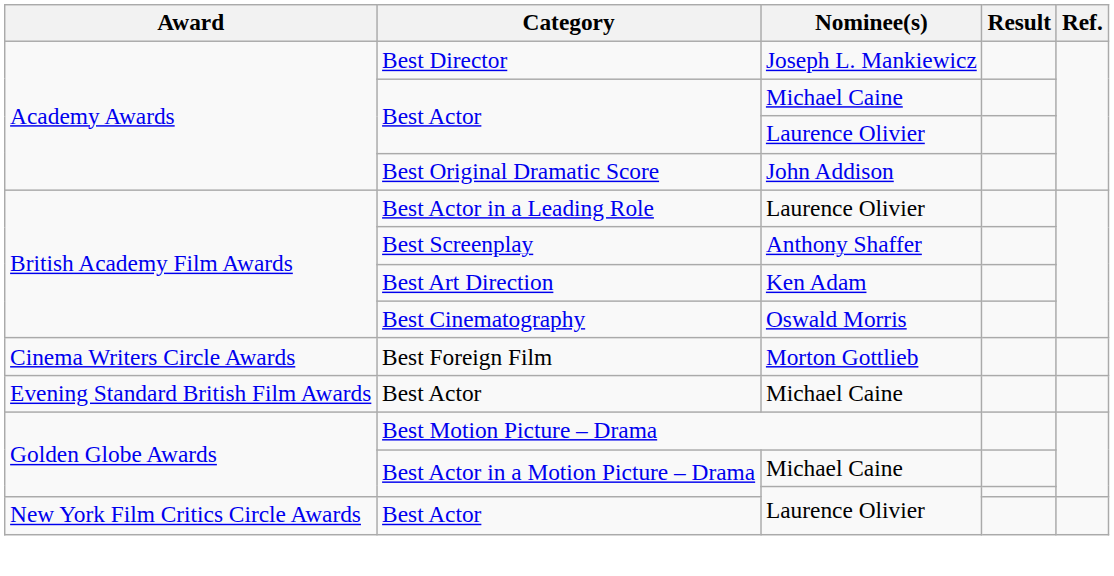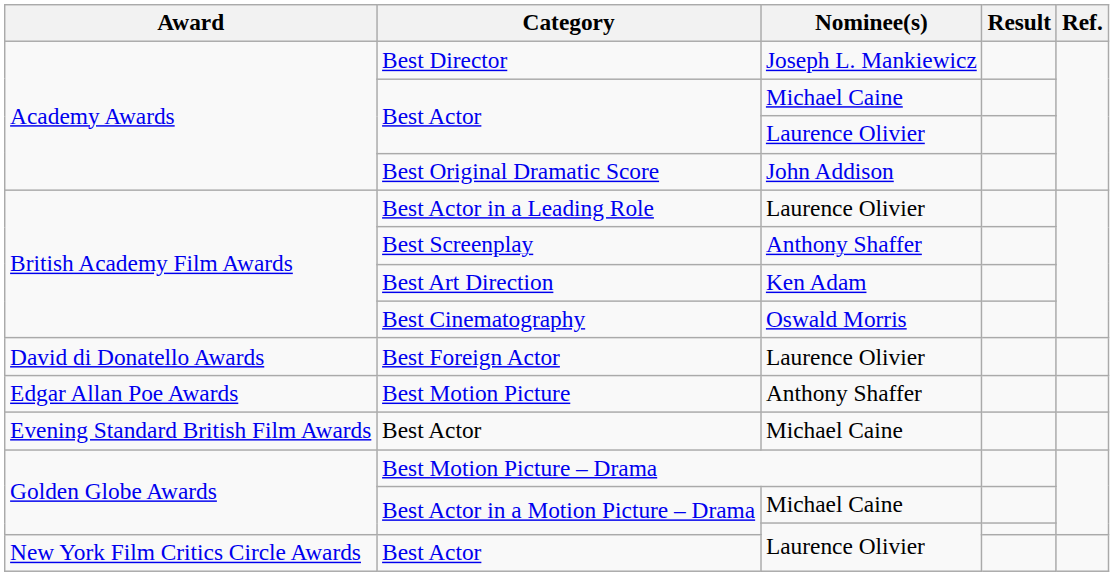- row: (467, 356)
+ row: (471, 356)
+ row: (476, 393)
